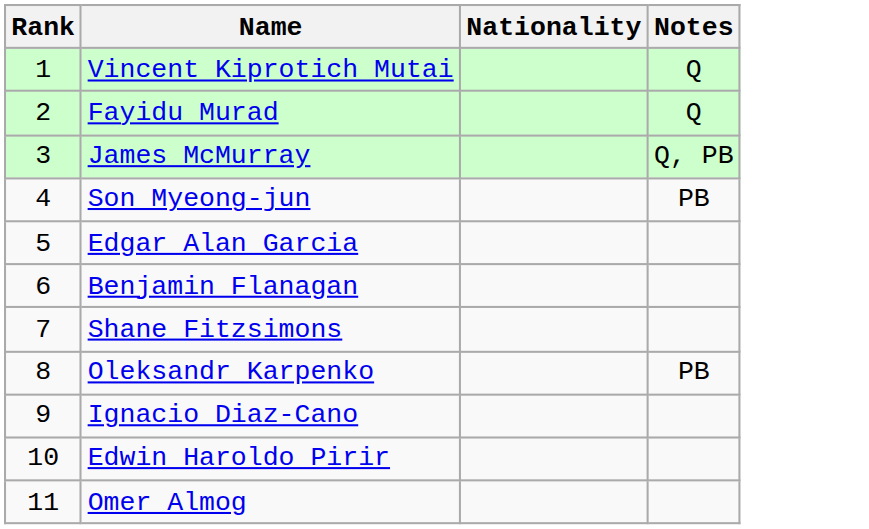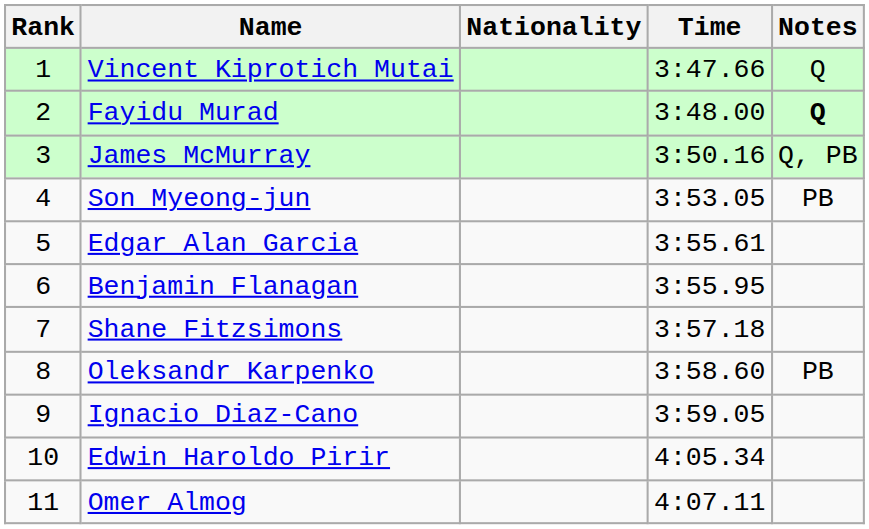+ column: (710, 27)
(694, 113) normal -> (818, 113) bold
